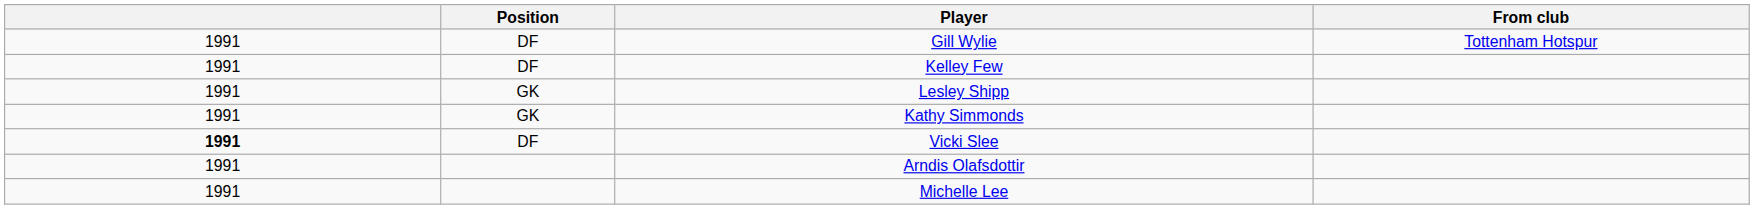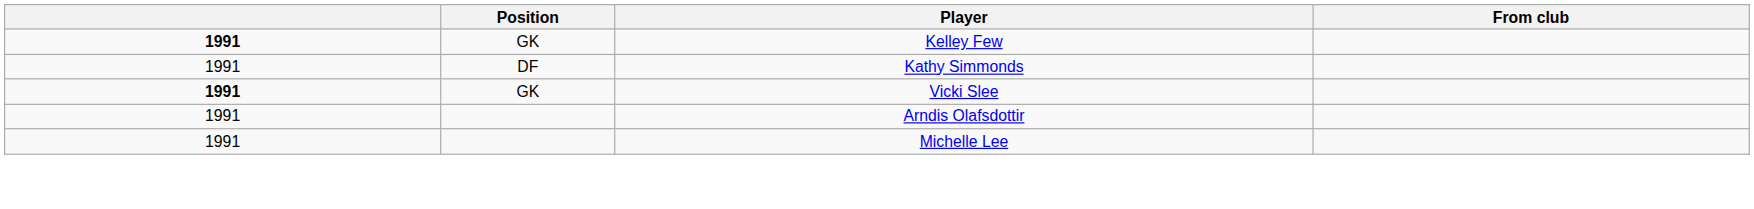- row: (964, 41)
(223, 66) normal -> (223, 41) bold
(528, 66) DF -> (528, 41) GK
- row: (964, 91)
(528, 116) GK -> (528, 66) DF
(528, 141) DF -> (528, 91) GK
